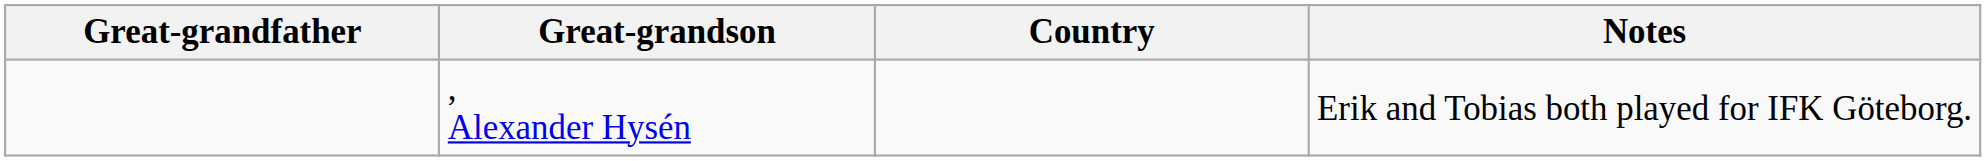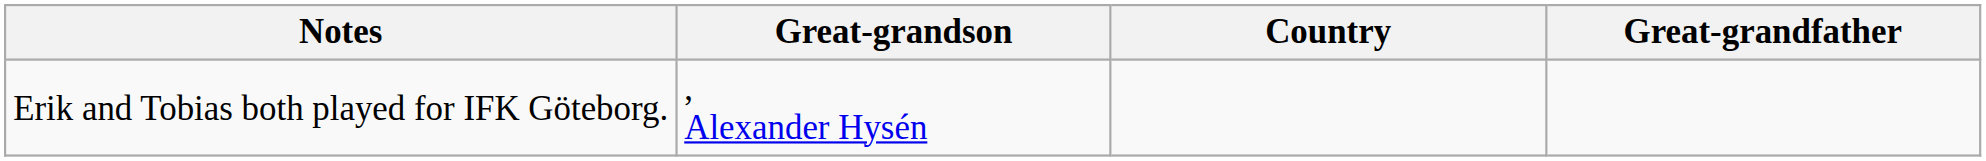columns swapped: (222, 32) <-> (1645, 32)
